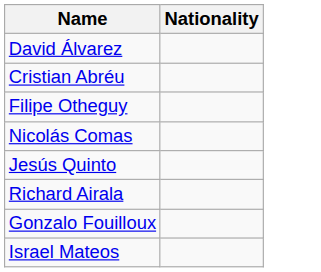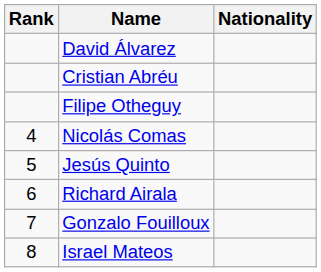+ column: (31, 19)
